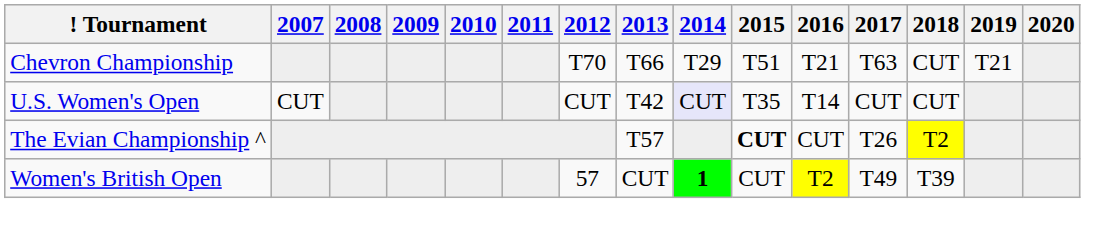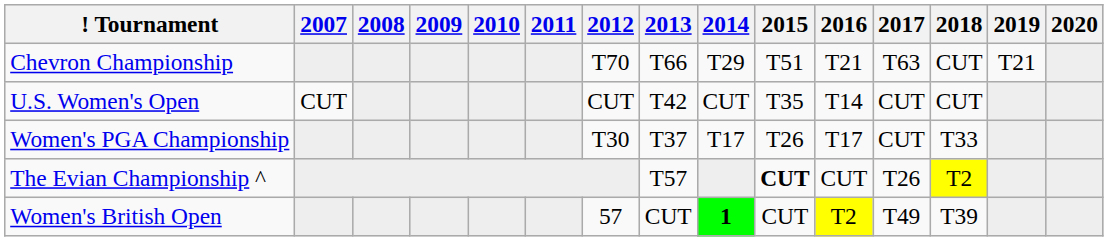(703, 101) lavender background -> (726, 101) no background
+ row: (150, 139)
